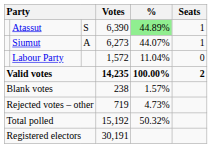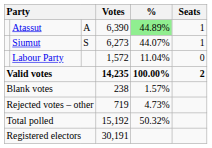(86, 27) S -> (87, 27) A
(87, 43) A -> (86, 43) S
